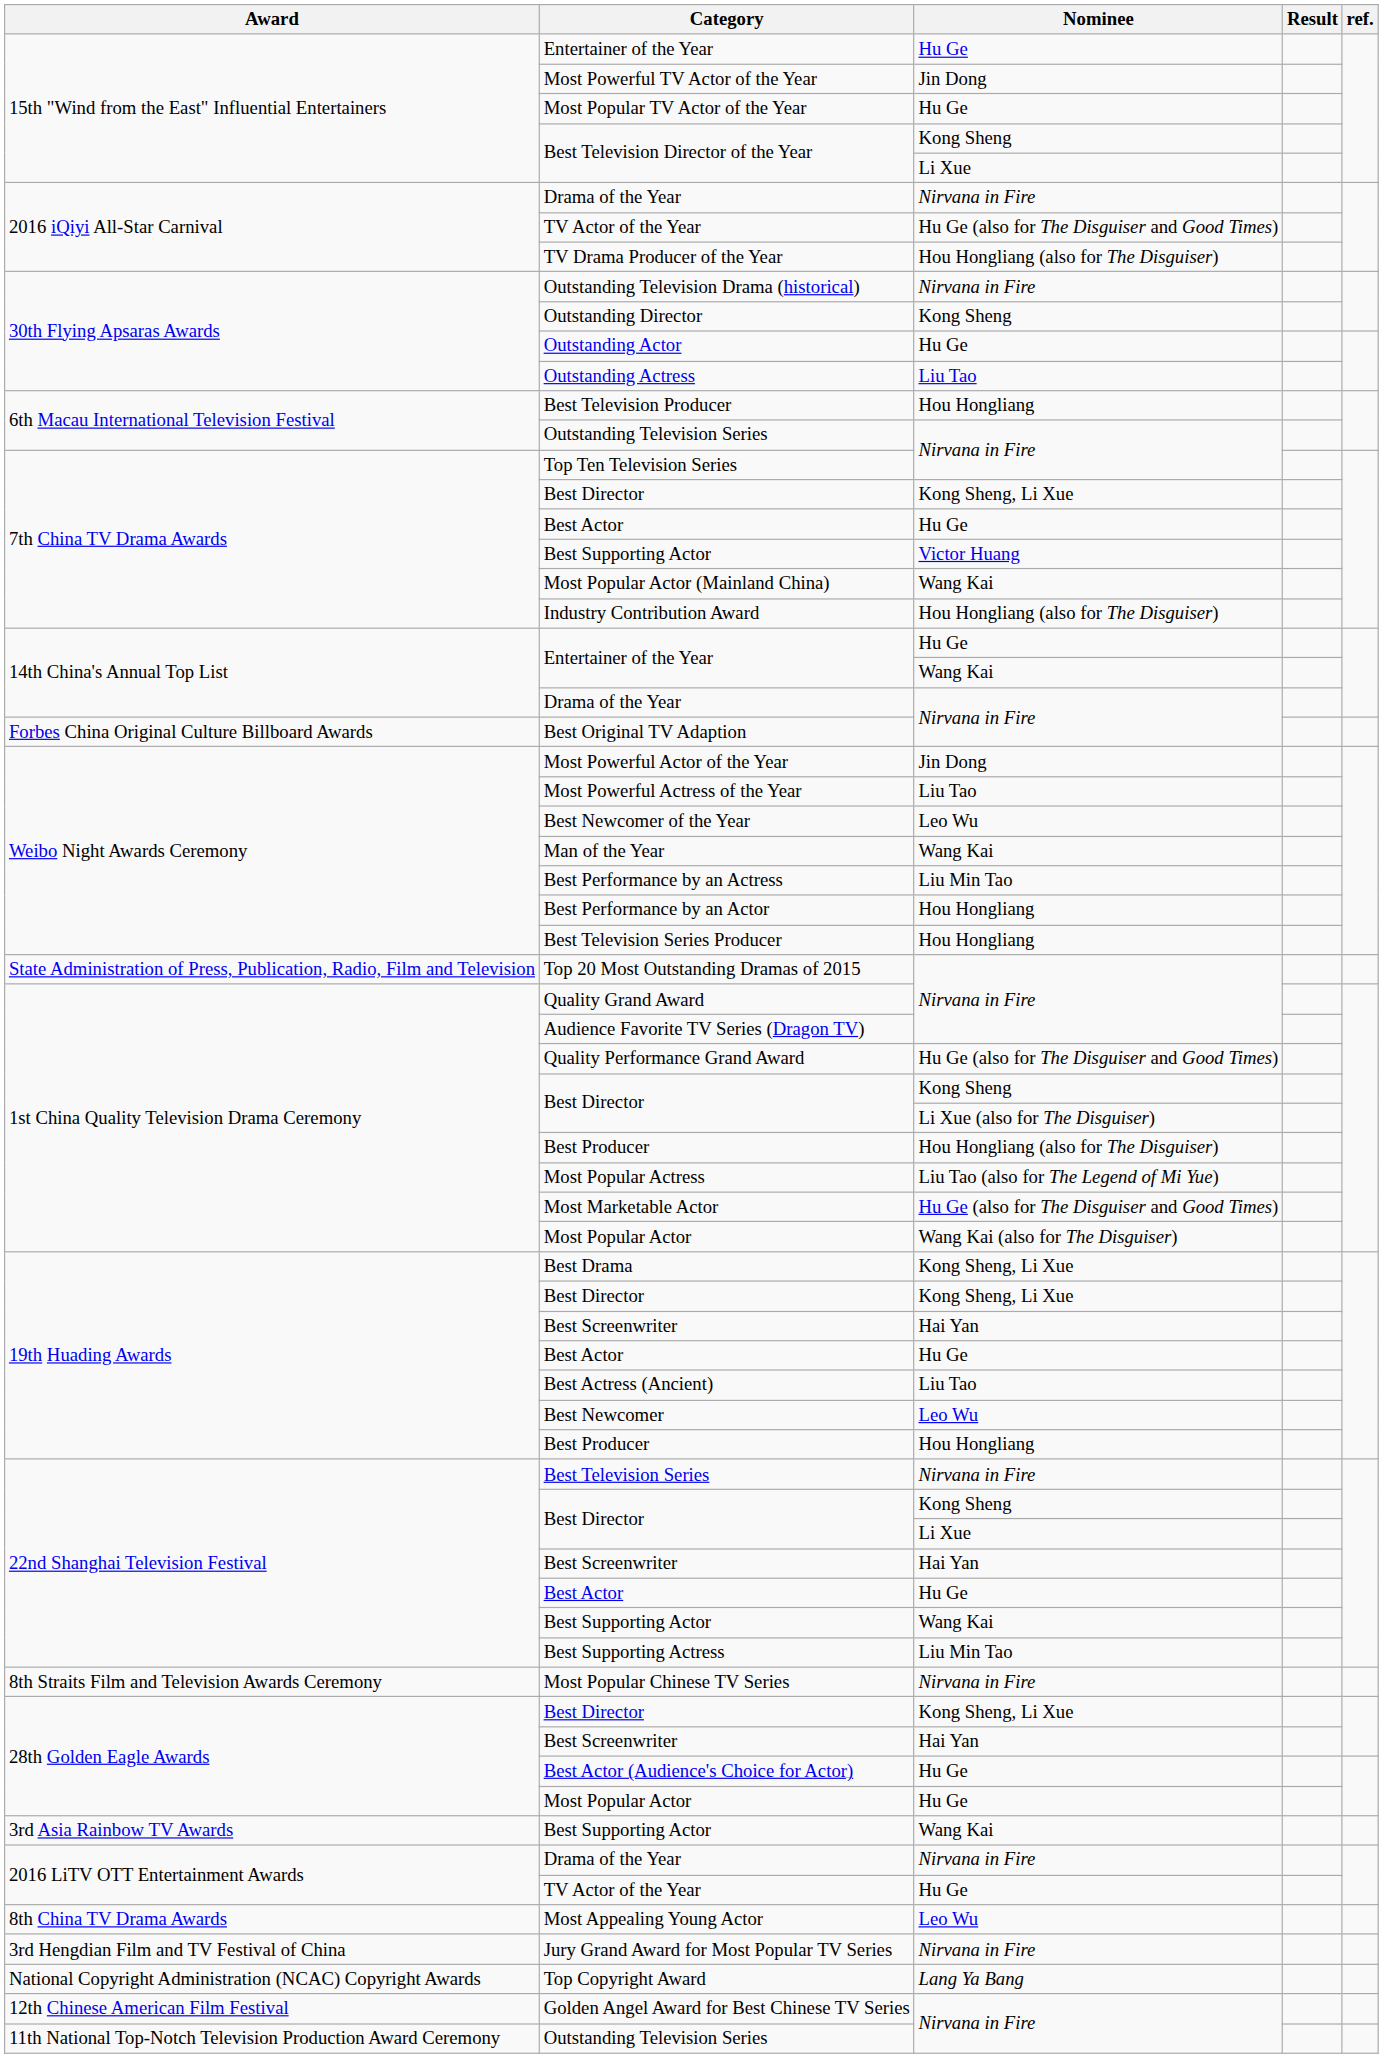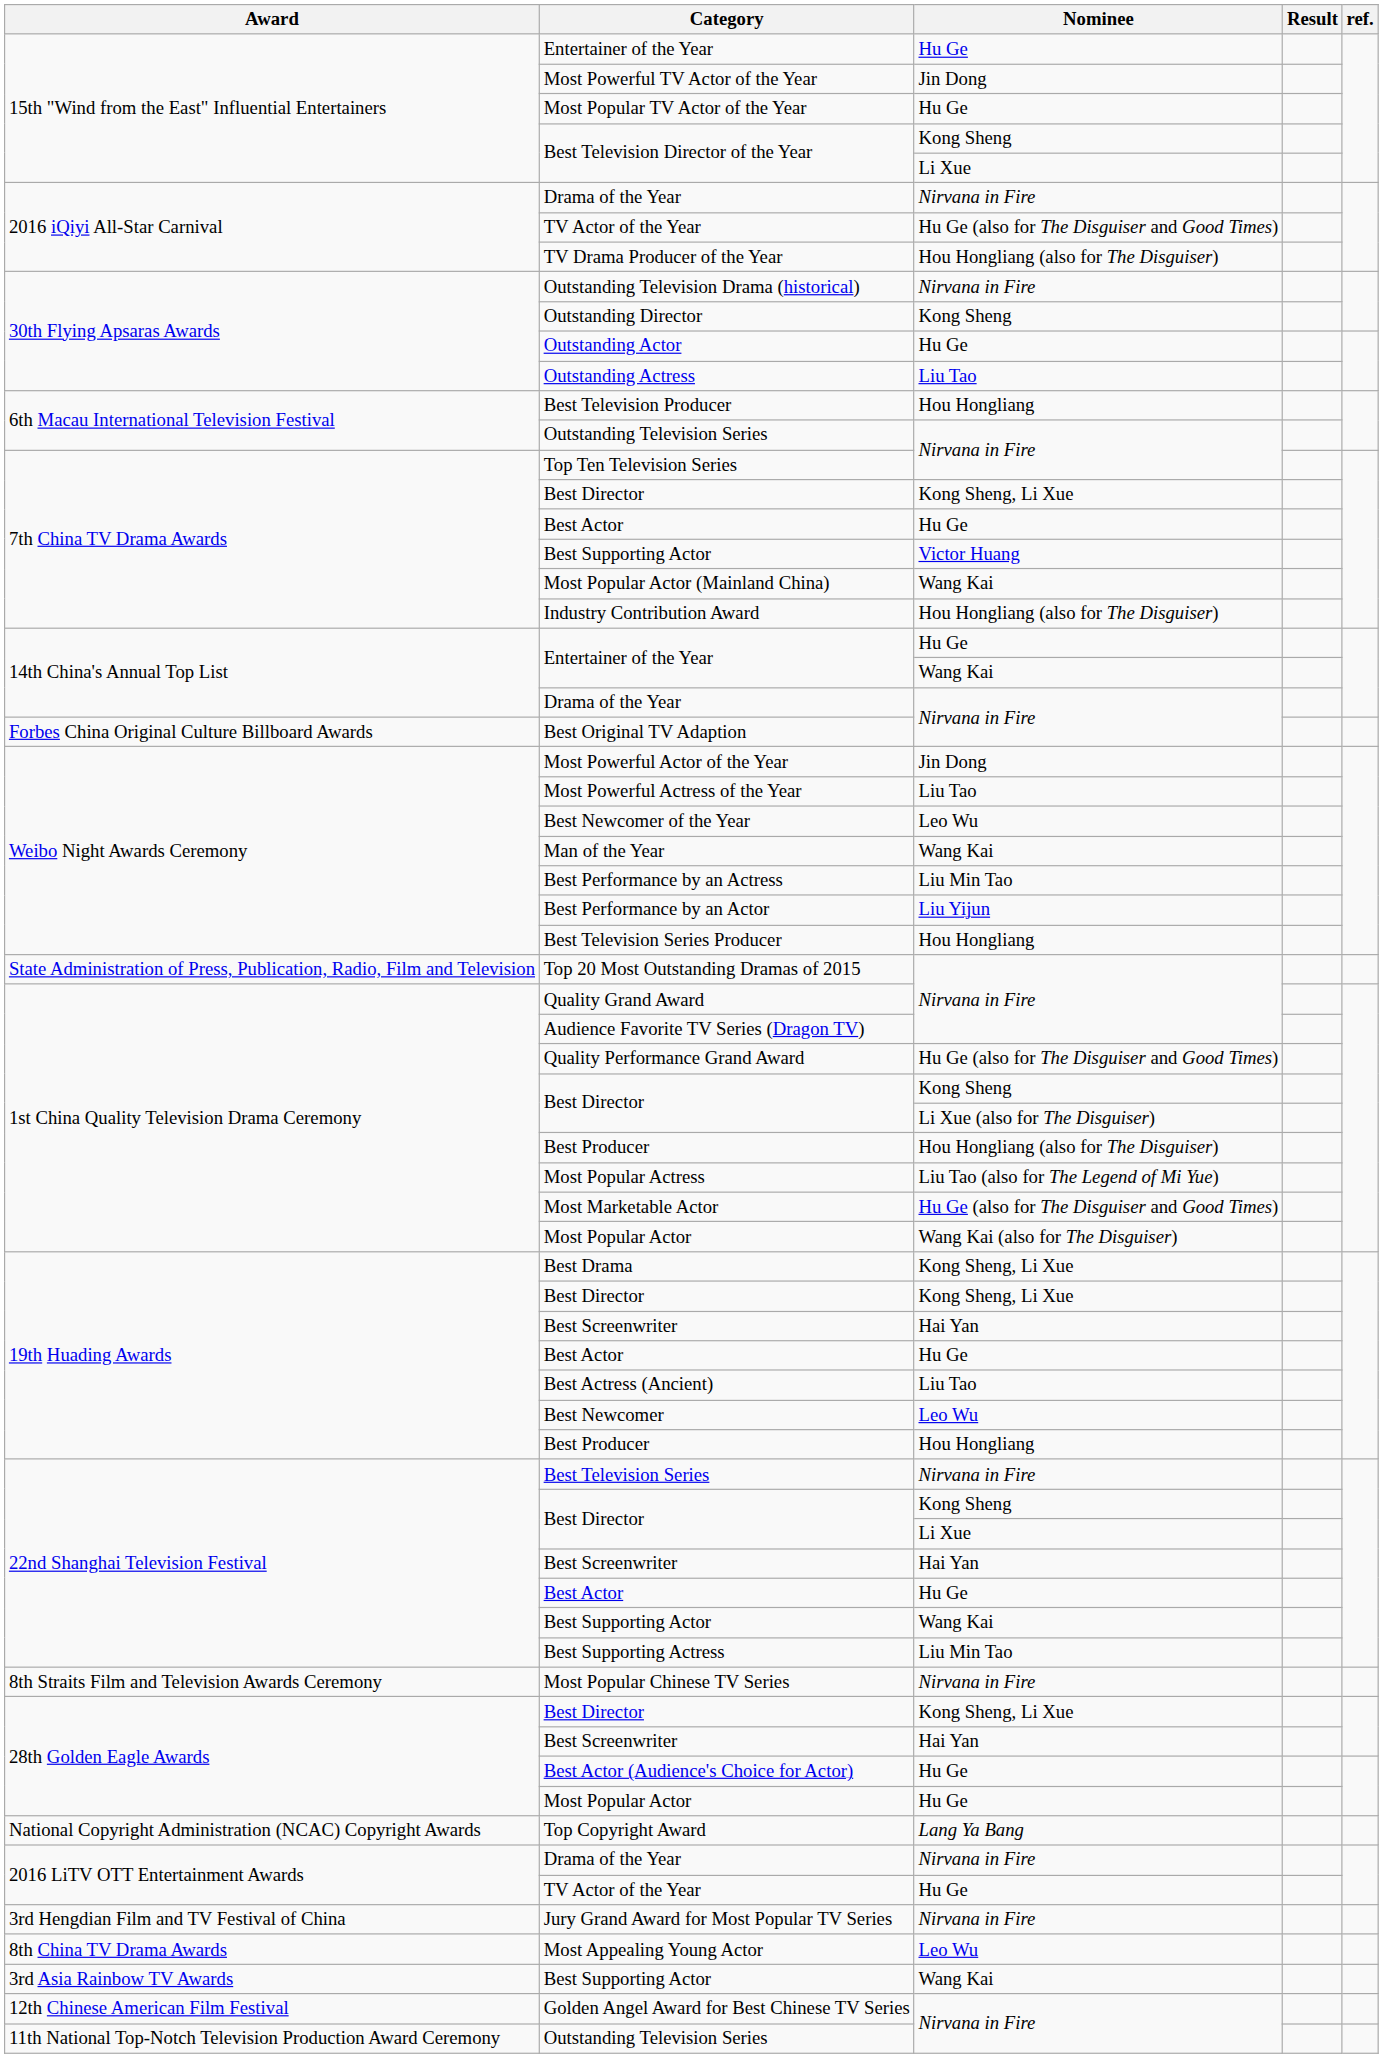(976, 910) Hou Hongliang -> (954, 910) Liu Yijun
rows swapped: (245, 1978) <-> (121, 1830)
rows swapped: (177, 1949) <-> (118, 1919)
